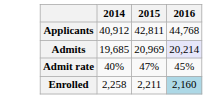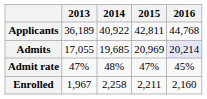+ column: (79, 13)
(114, 31) 40,912 -> (114, 31) 40,922
(114, 67) 40% -> (114, 67) 48%
(184, 85) lightblue background -> (184, 85) no background
